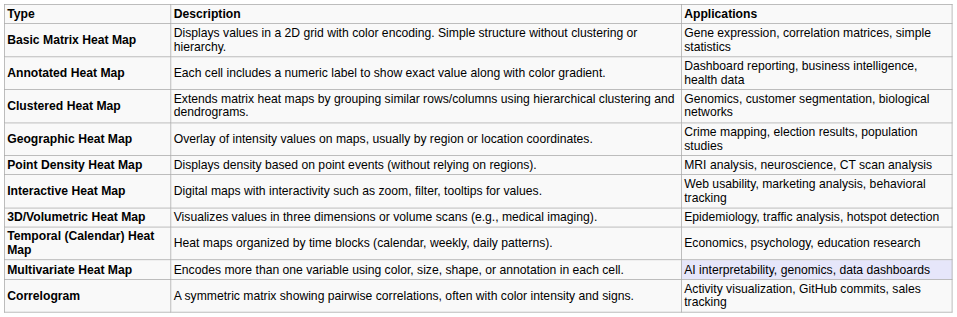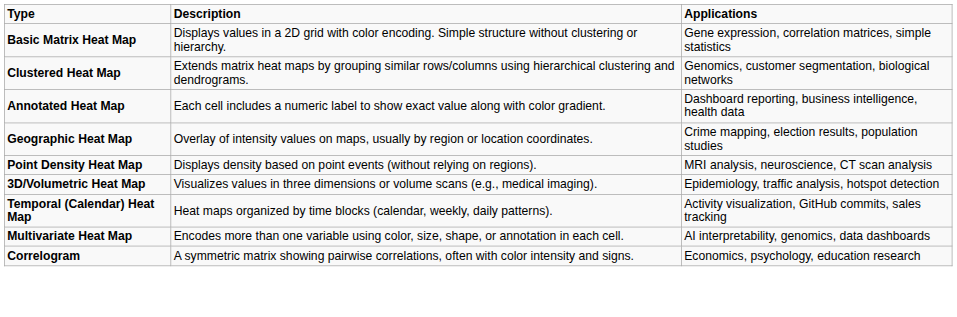rows swapped: (64, 106) <-> (66, 73)
- row: (66, 191)
(802, 243) Economics, psychology, education research -> (802, 210) Activity visualization, GitHub commits, sales tracking
(807, 269) lavender background -> (807, 236) no background
(802, 295) Activity visualization, GitHub commits, sales tracking -> (802, 256) Economics, psychology, education research
